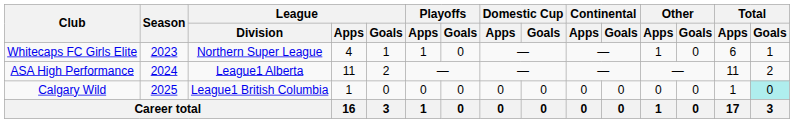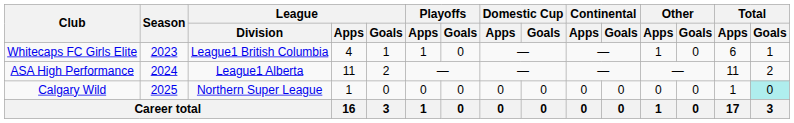(260, 52) Northern Super League -> (260, 52) League1 British Columbia
(260, 90) League1 British Columbia -> (260, 90) Northern Super League
